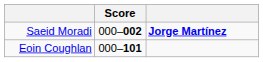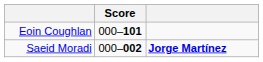rows swapped: (59, 31) <-> (55, 49)
